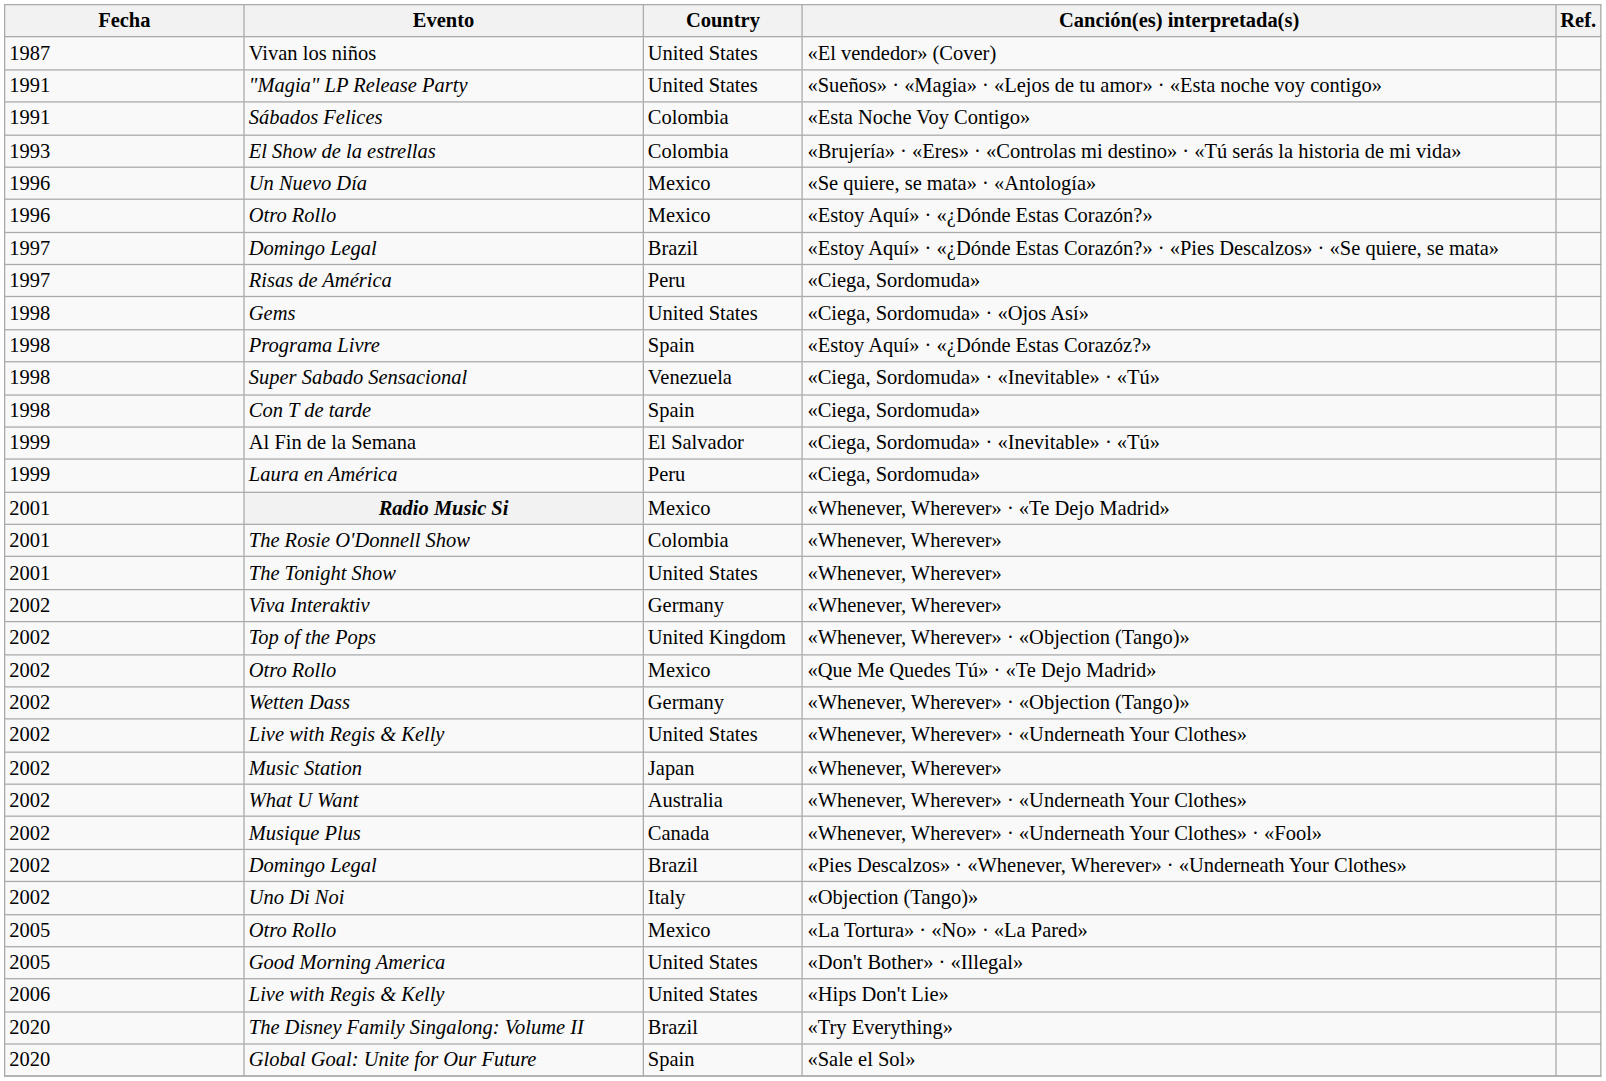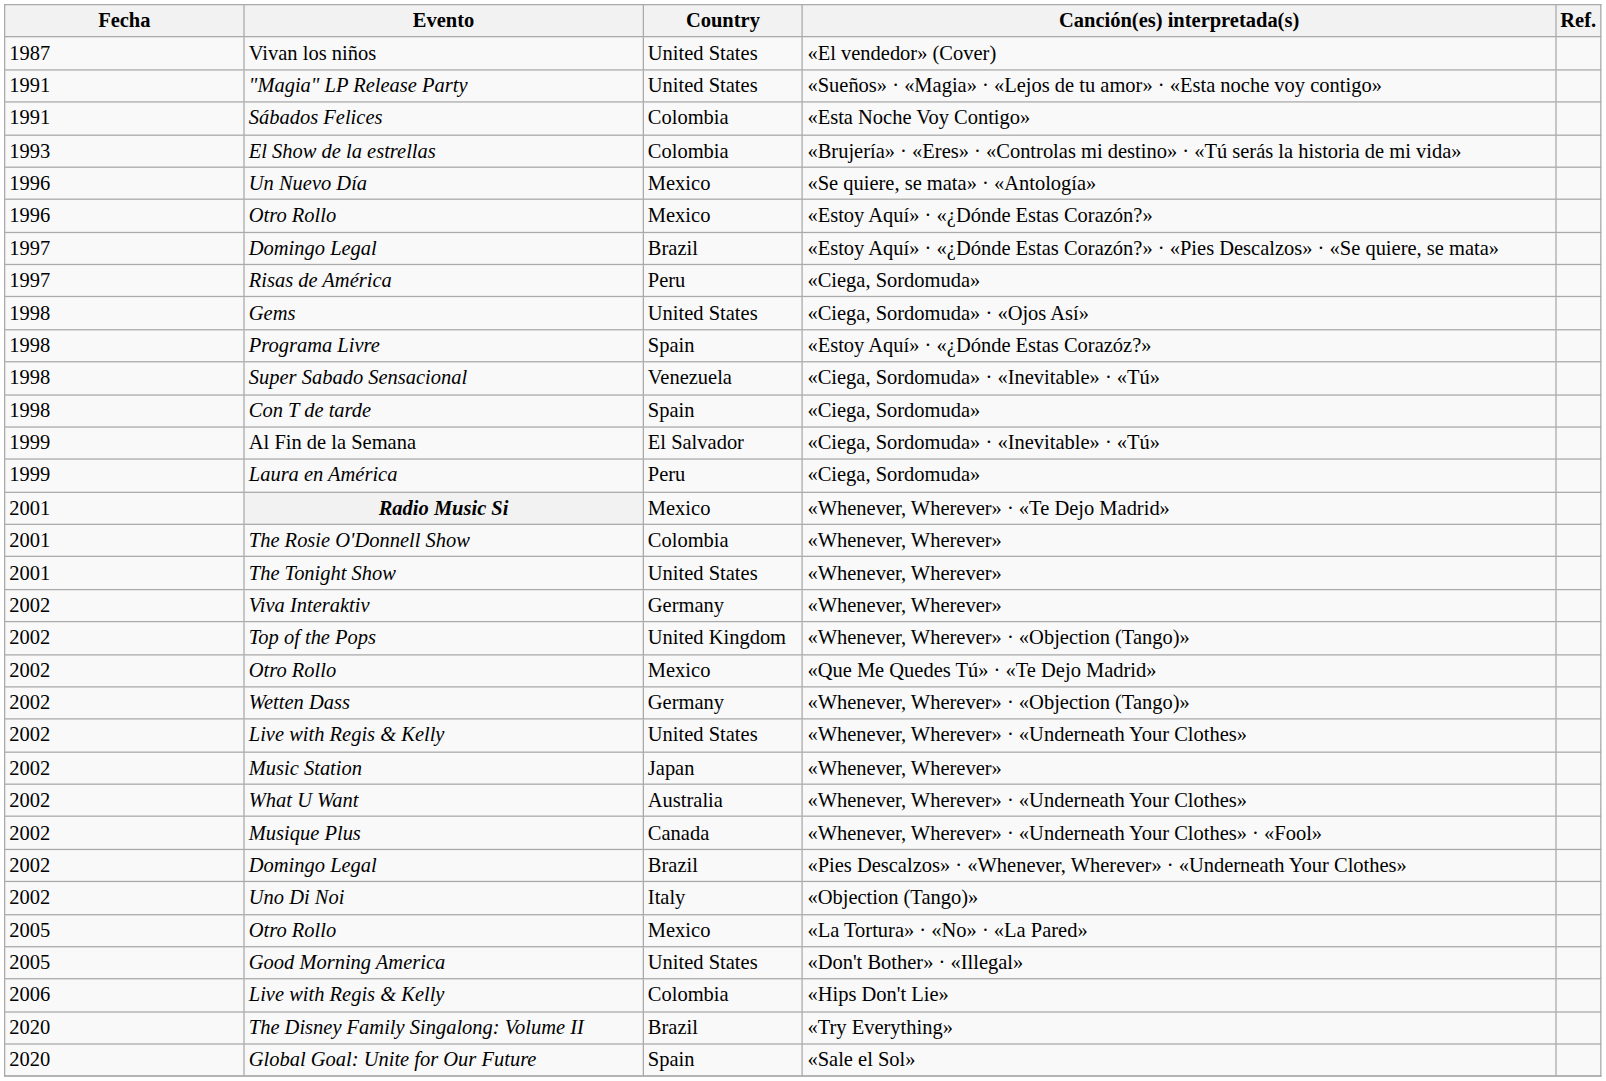(703, 995) United States -> (688, 995) Colombia
